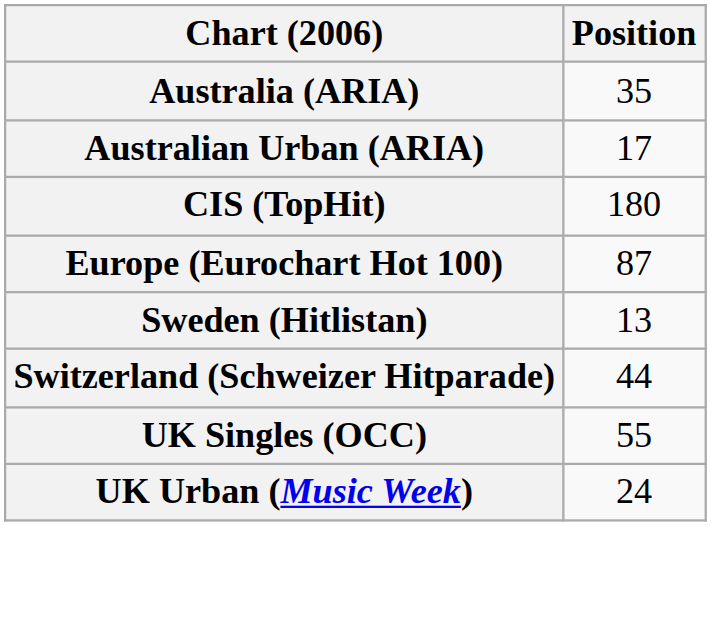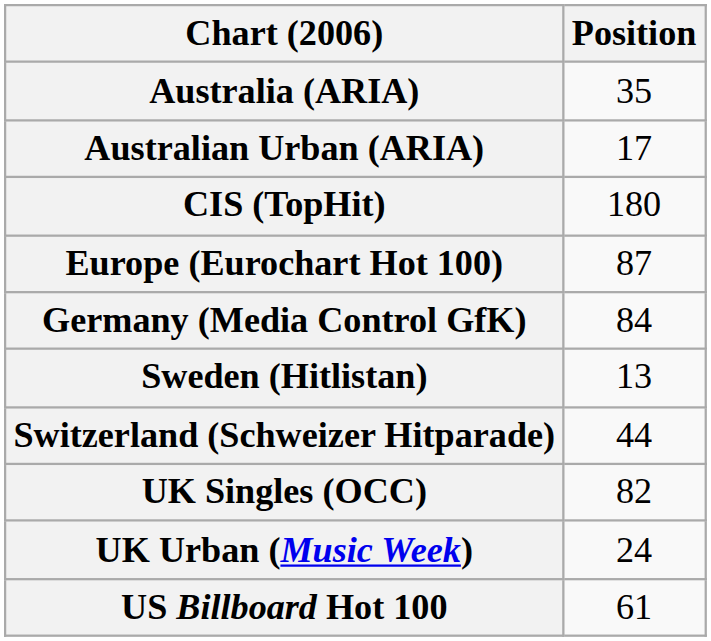+ row: (284, 319)
(634, 434) 55 -> (634, 491) 82
+ row: (284, 606)
